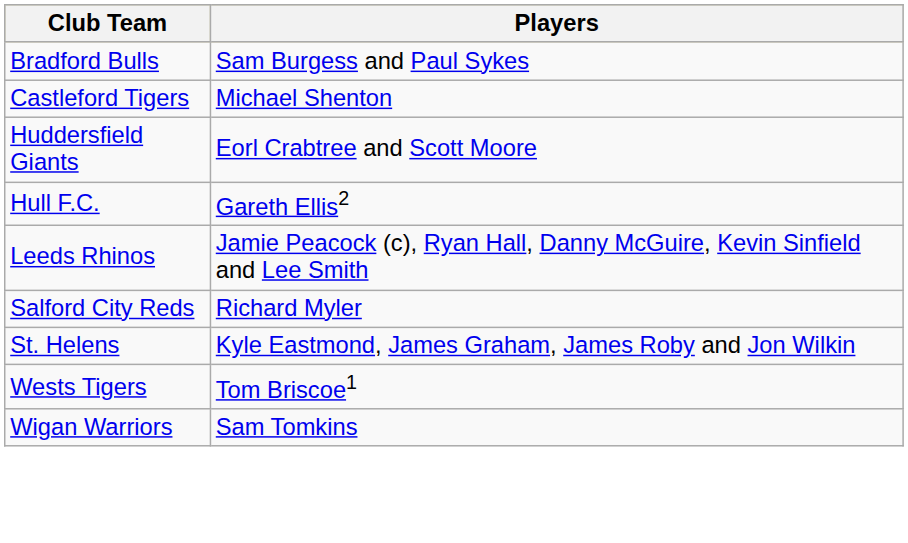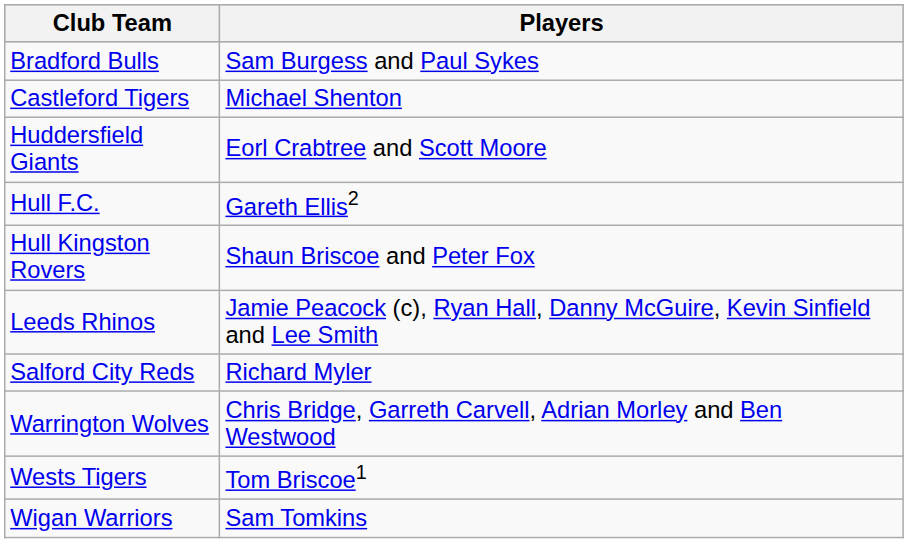+ row: (80, 257)
- row: (65, 345)
+ row: (110, 423)
